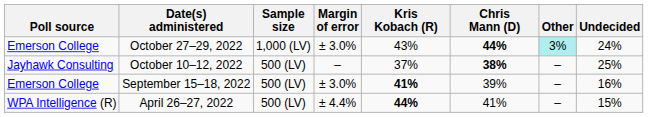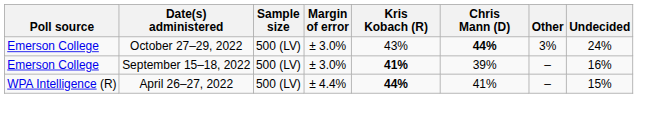(283, 46) 1,000 (LV) -> (278, 46) 500 (LV)
(558, 46) paleturquoise background -> (548, 46) no background
- row: (186, 65)
